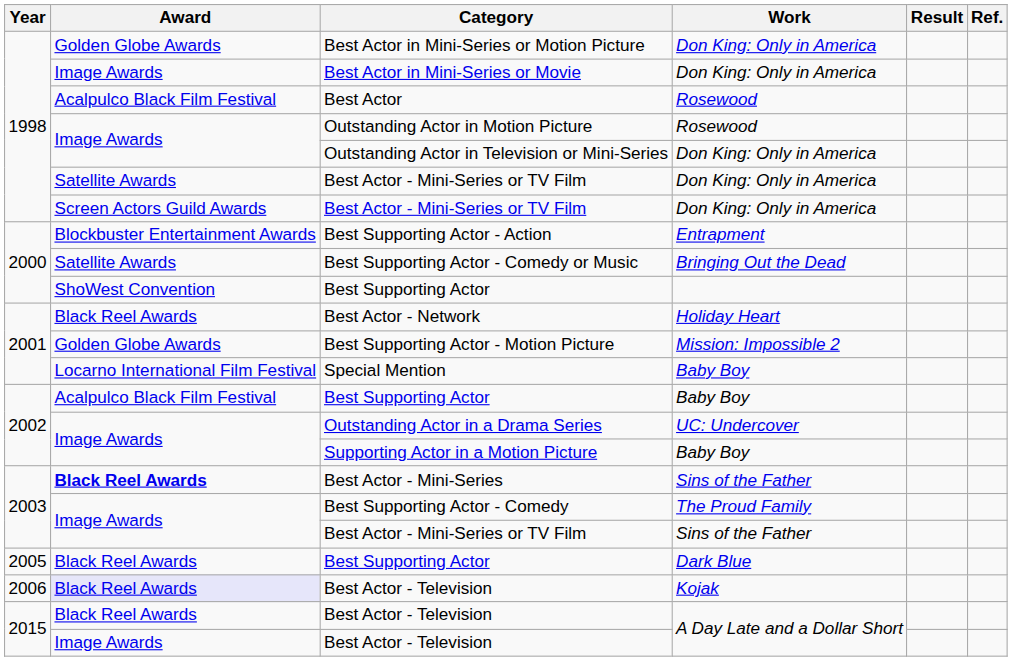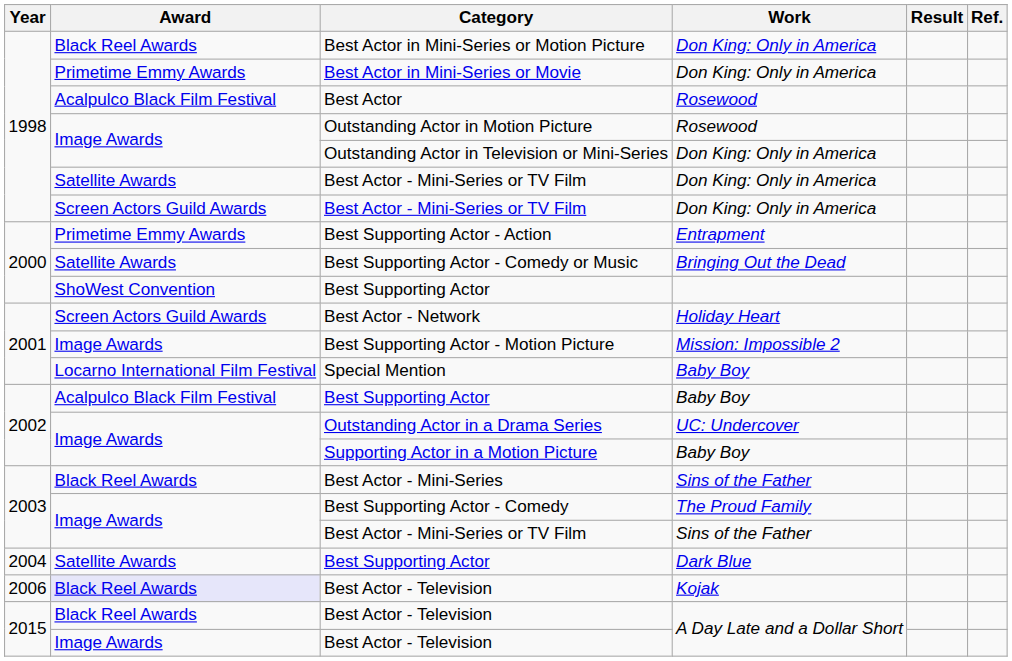(138, 45) Golden Globe Awards -> (126, 45) Black Reel Awards
(109, 72) Image Awards -> (150, 72) Primetime Emmy Awards
(185, 235) Blockbuster Entertainment Awards -> (150, 235) Primetime Emmy Awards
(126, 316) Black Reel Awards -> (160, 316) Screen Actors Guild Awards
(138, 343) Golden Globe Awards -> (109, 343) Image Awards
(131, 479) bold -> (126, 479) normal
(28, 561) 2005 -> (28, 561) 2004
(126, 561) Black Reel Awards -> (115, 561) Satellite Awards
